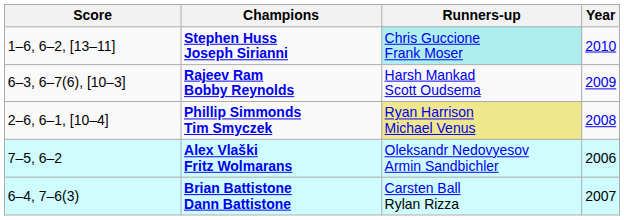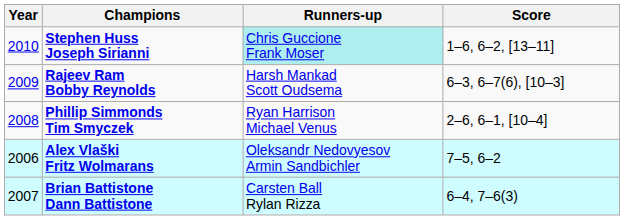columns swapped: (601, 16) <-> (93, 16)
(430, 121) khaki background -> (291, 121) no background
